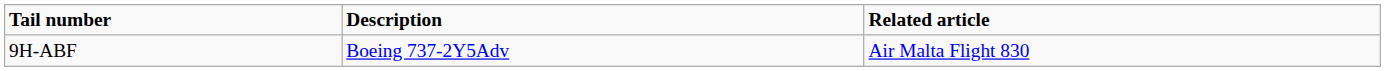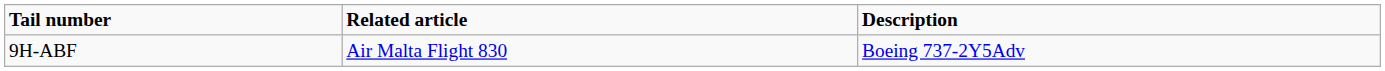columns swapped: (394, 19) <-> (929, 19)
